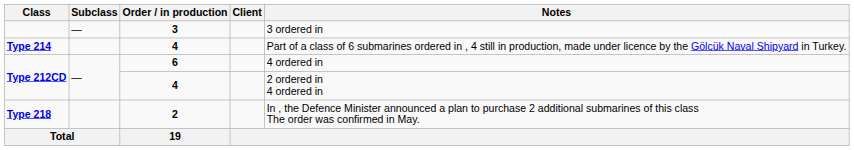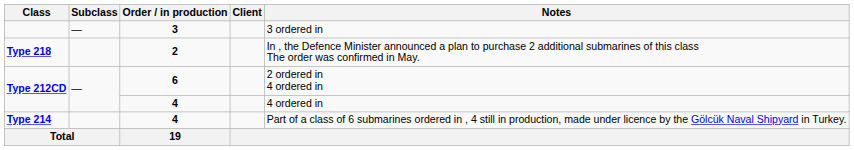rows swapped: (29, 46) <-> (29, 114)
(295, 63) 4 ordered in -> (295, 80) 2 ordered in 4 ordered in
(295, 85) 2 ordered in 4 ordered in -> (295, 103) 4 ordered in
